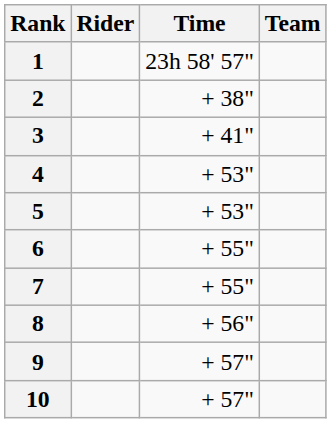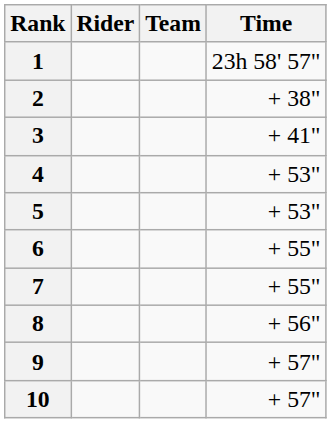columns swapped: (293, 23) <-> (200, 23)
